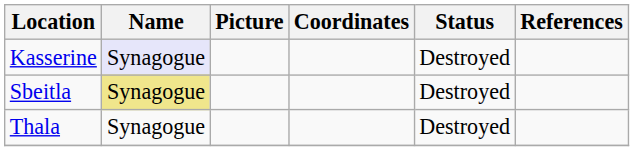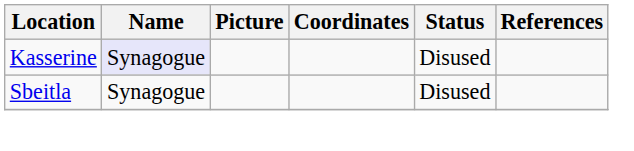(465, 57) Destroyed -> (455, 57) Disused
(156, 92) khaki background -> (156, 92) no background
(465, 92) Destroyed -> (455, 92) Disused
- row: (35, 127)
